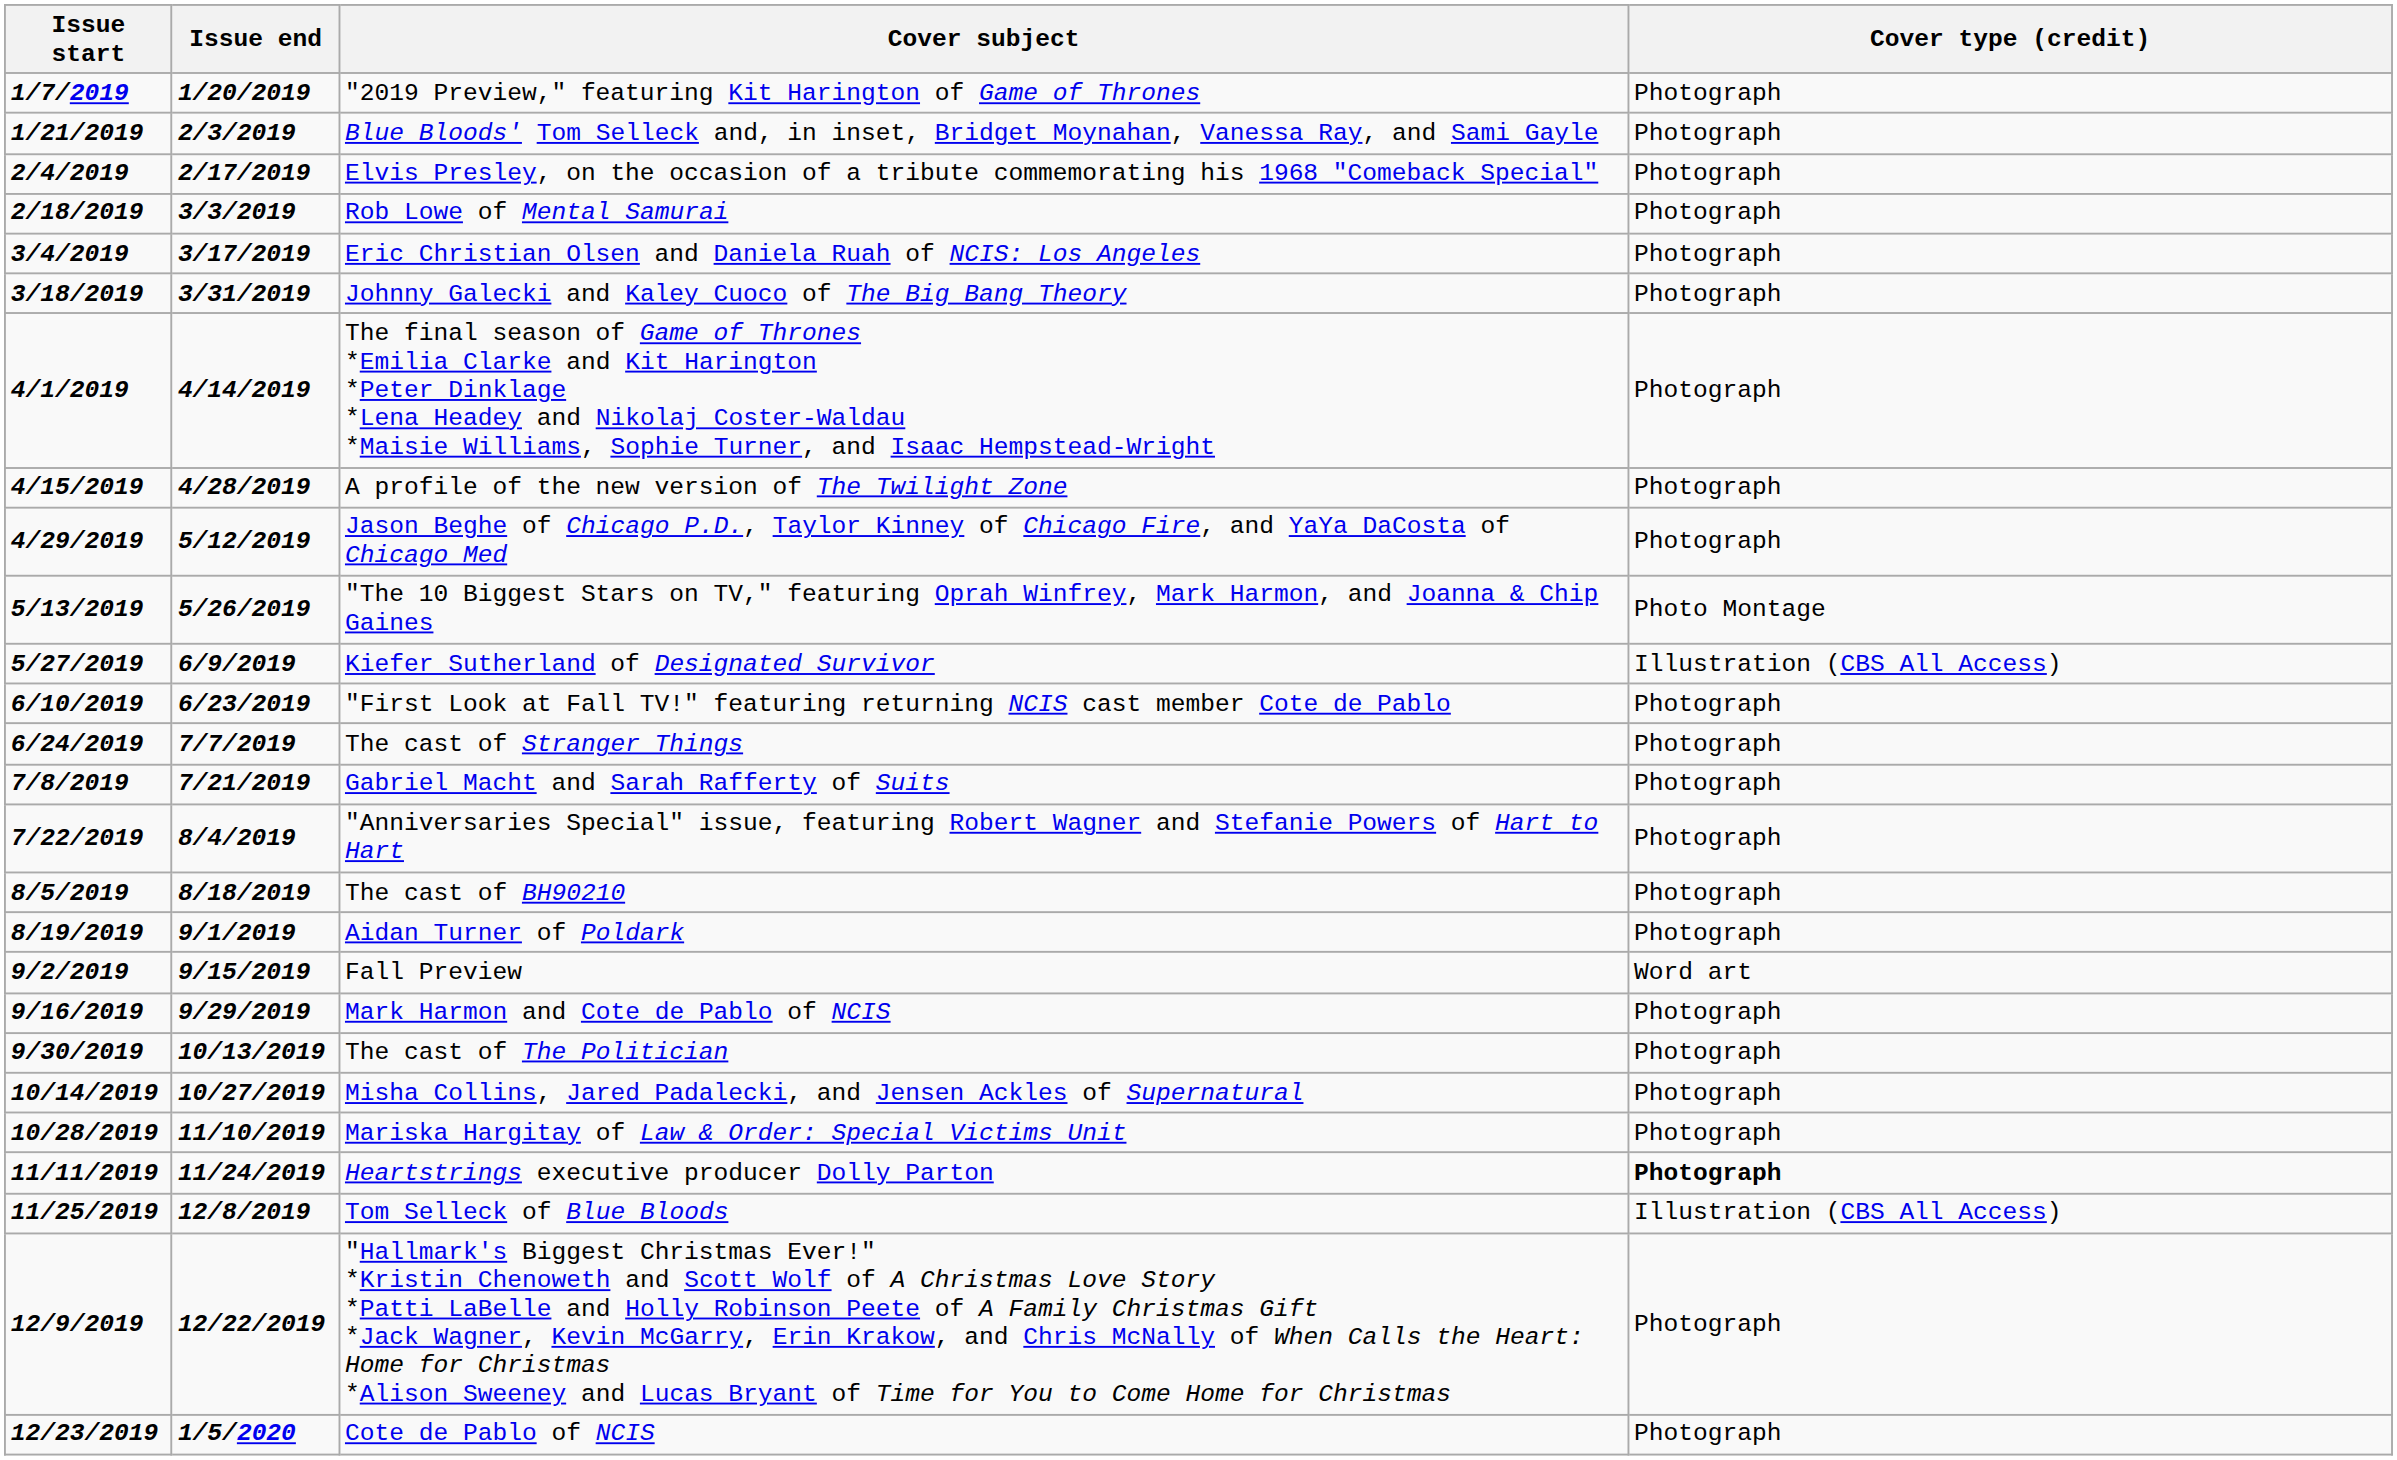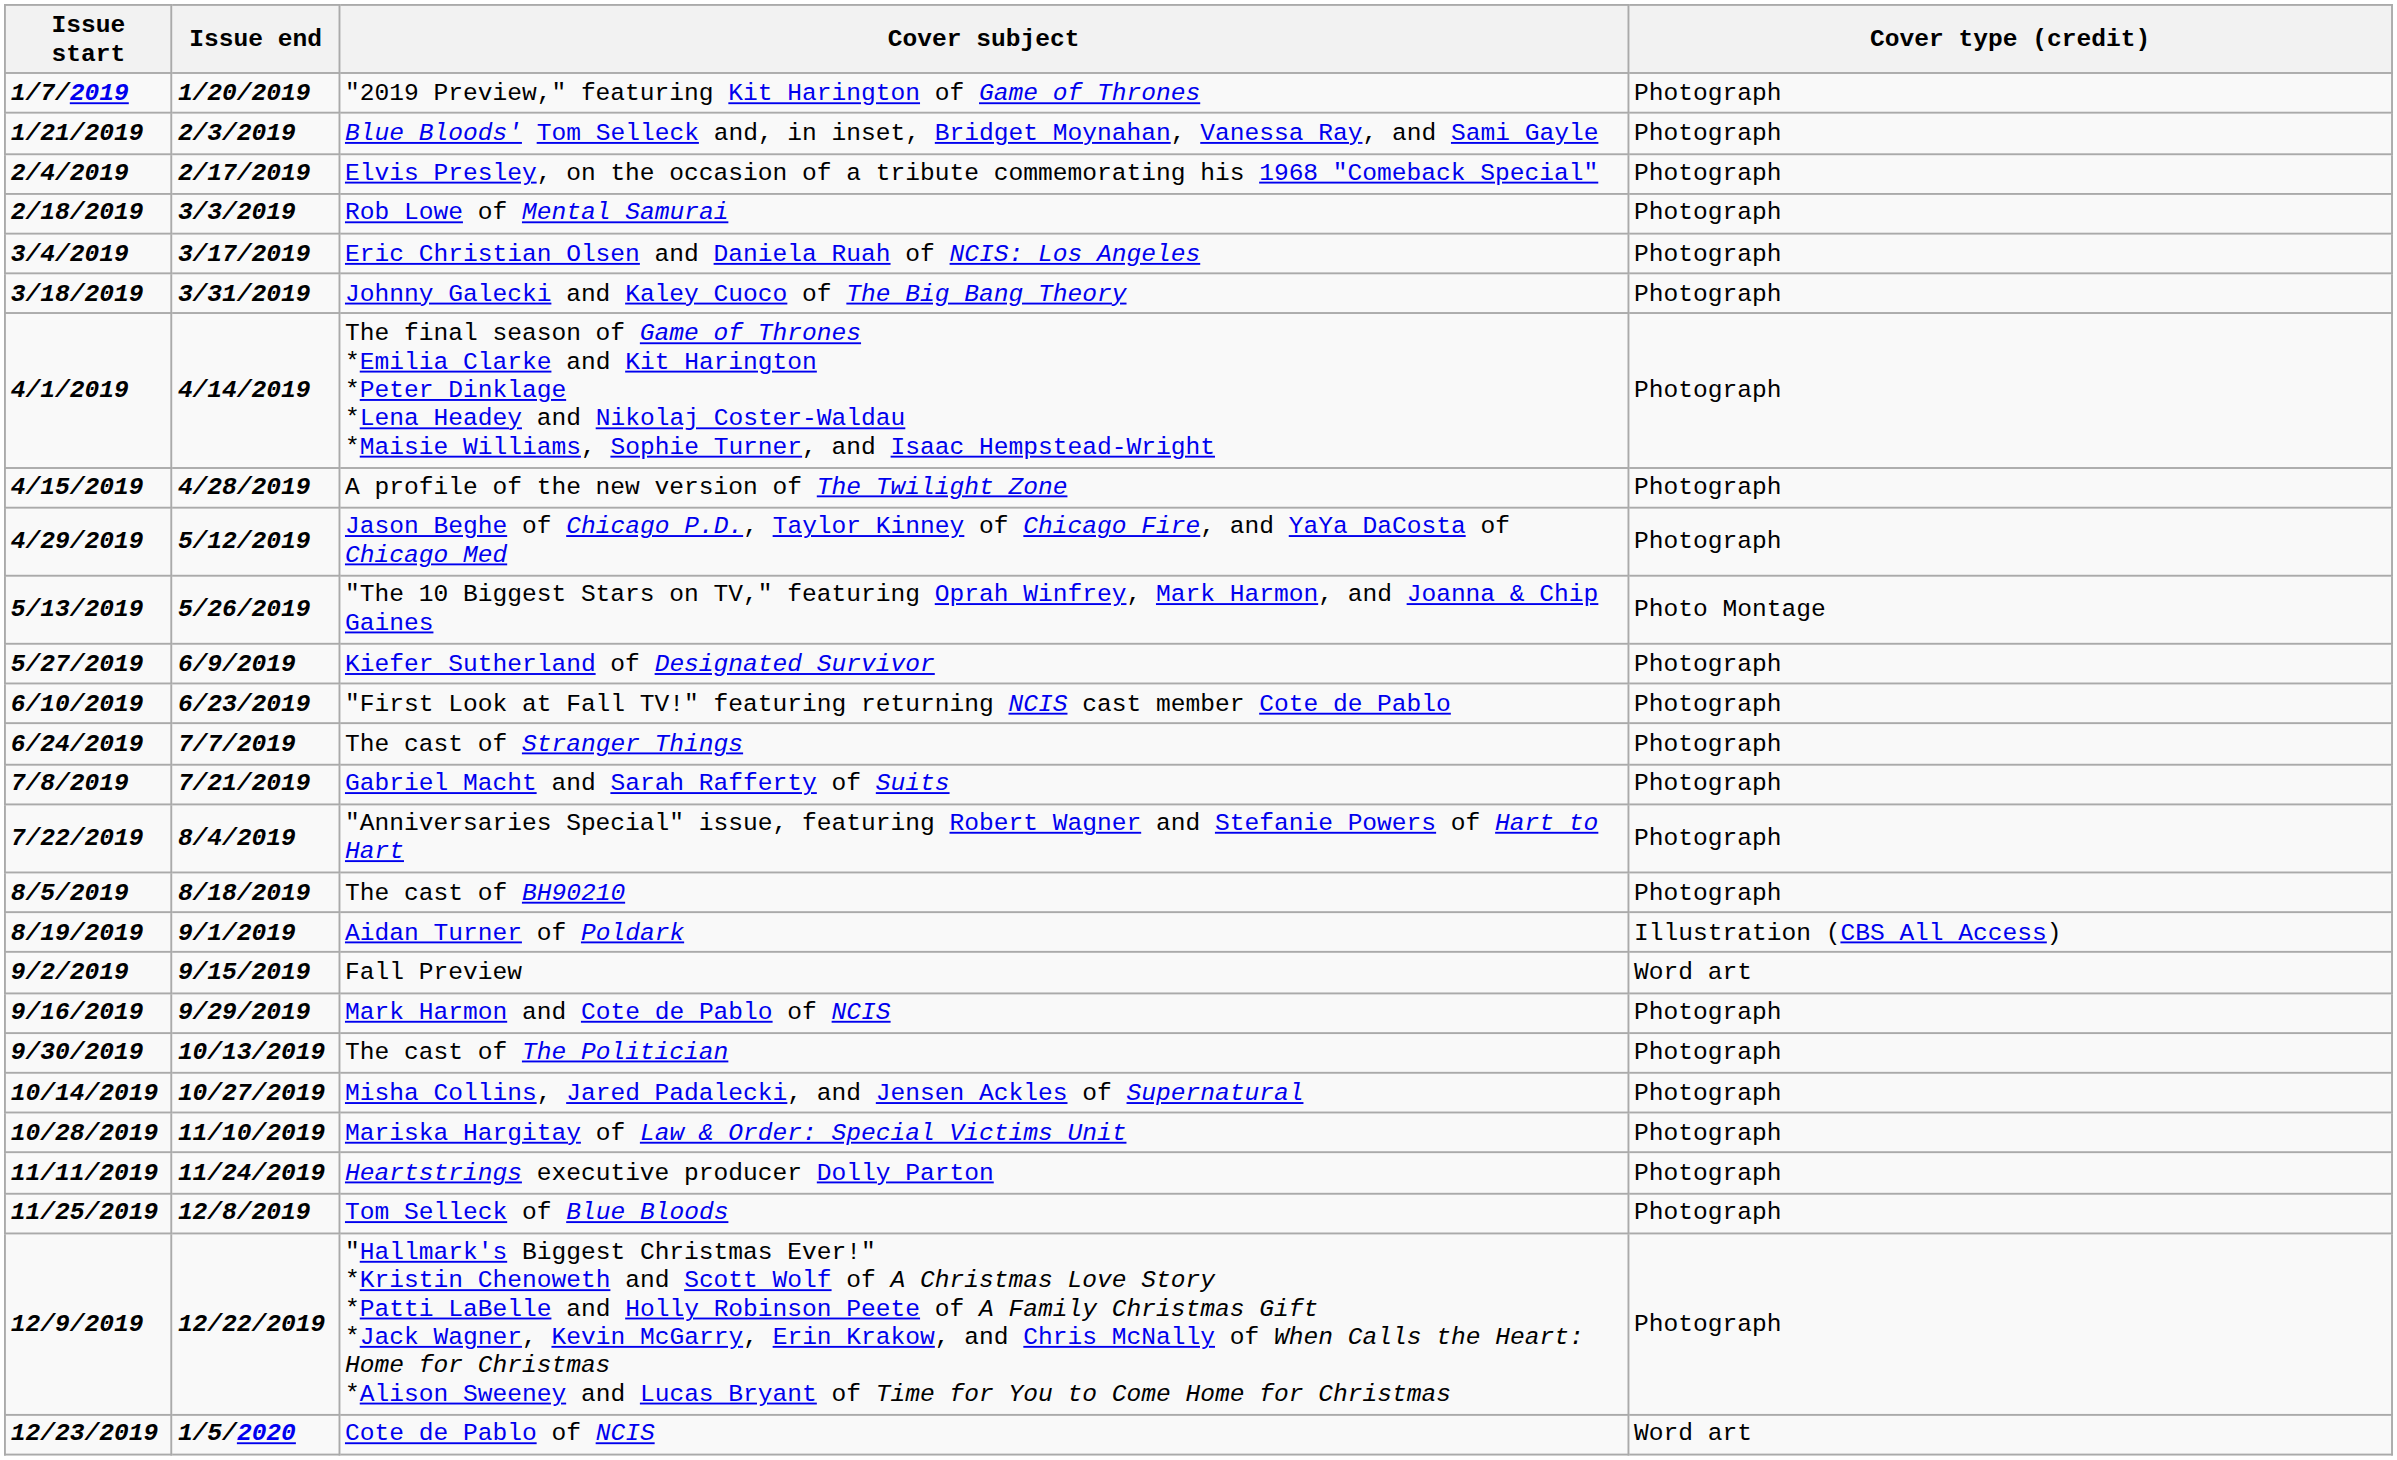(1848, 664) Illustration (CBS All Access) -> (1708, 664) Photograph
(1708, 933) Photograph -> (1848, 933) Illustration (CBS All Access)
(1708, 1173) bold -> (1708, 1173) normal
(1848, 1213) Illustration (CBS All Access) -> (1708, 1213) Photograph
(1708, 1435) Photograph -> (1693, 1435) Word art
